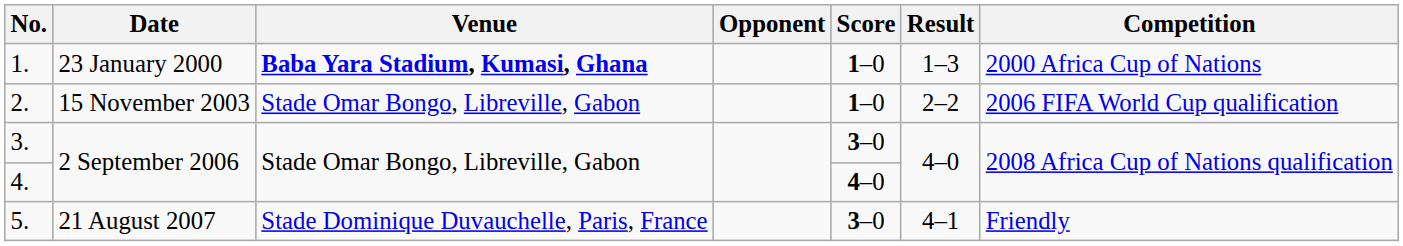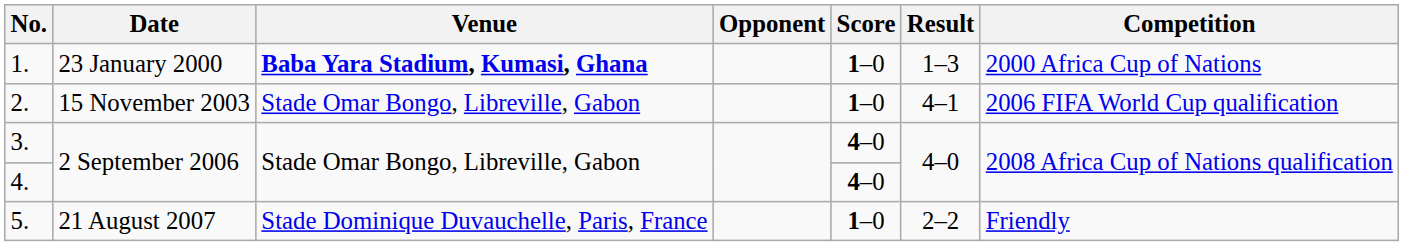(941, 102) 2–2 -> (941, 102) 4–1
(866, 142) 3–0 -> (866, 142) 4–0
(866, 220) 3–0 -> (866, 220) 1–0
(941, 220) 4–1 -> (941, 220) 2–2
